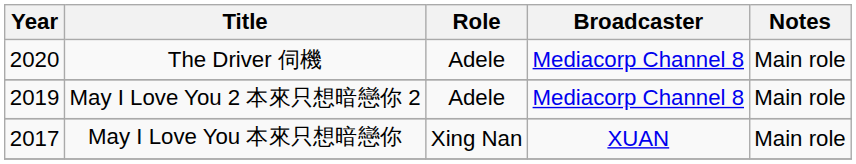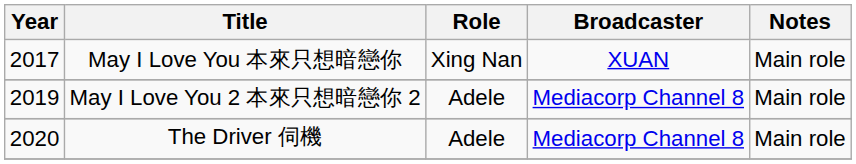rows swapped: (245, 137) <-> (245, 58)
